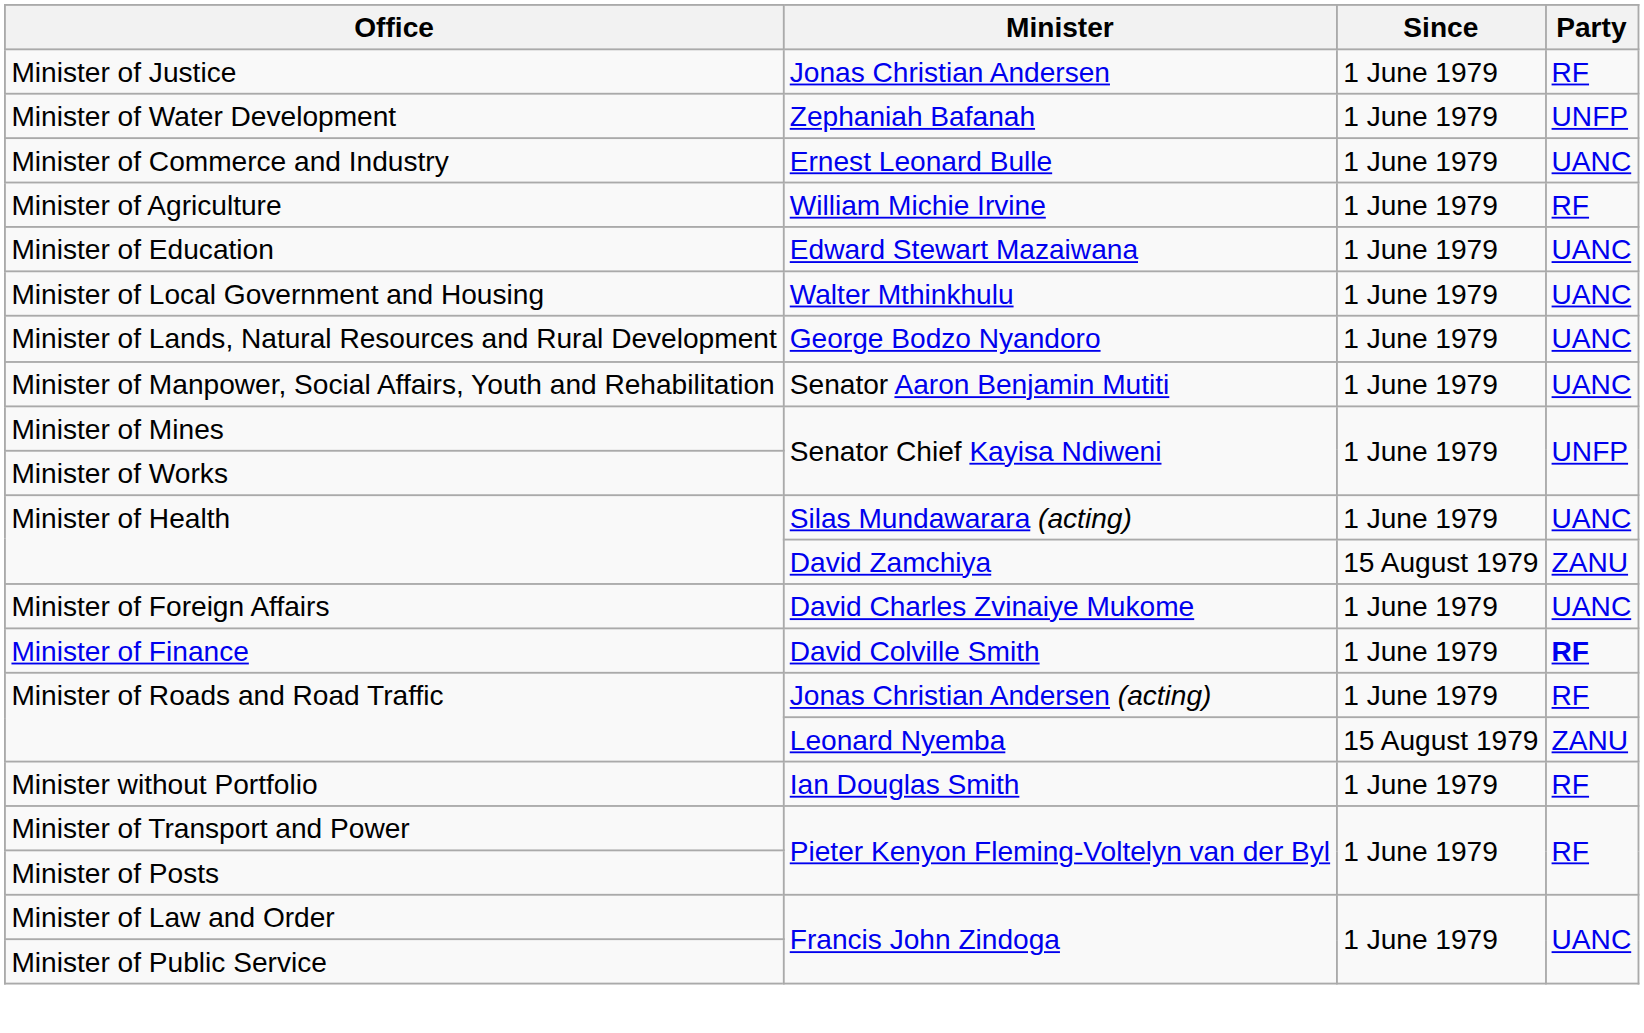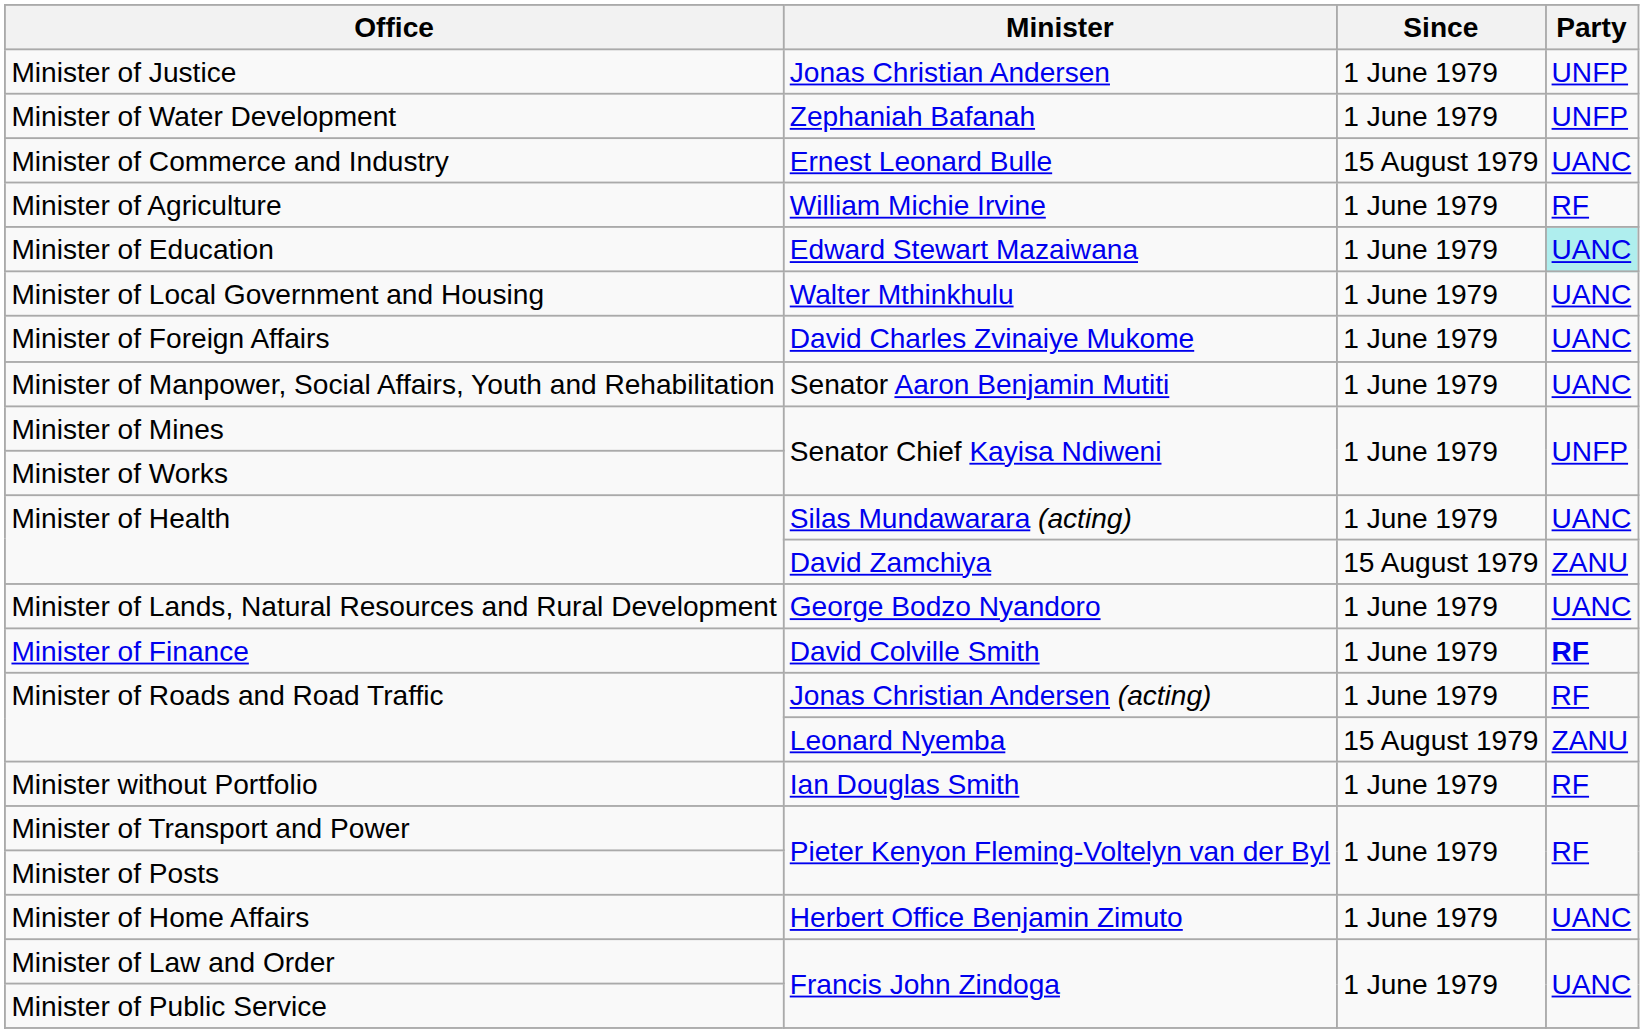(1570, 72) RF -> (1590, 72) UNFP
(1421, 161) 1 June 1979 -> (1441, 161) 15 August 1979
(1591, 250) no background -> (1591, 250) paleturquoise background
rows swapped: (170, 606) <-> (394, 339)
+ row: (160, 918)
